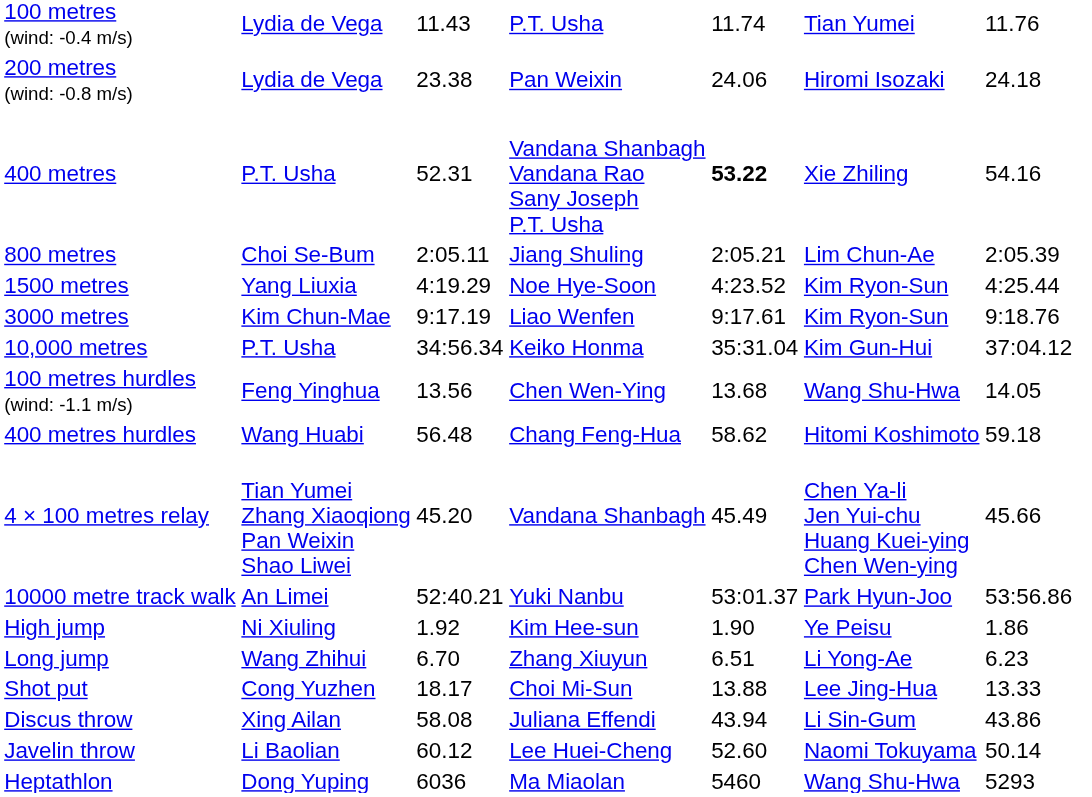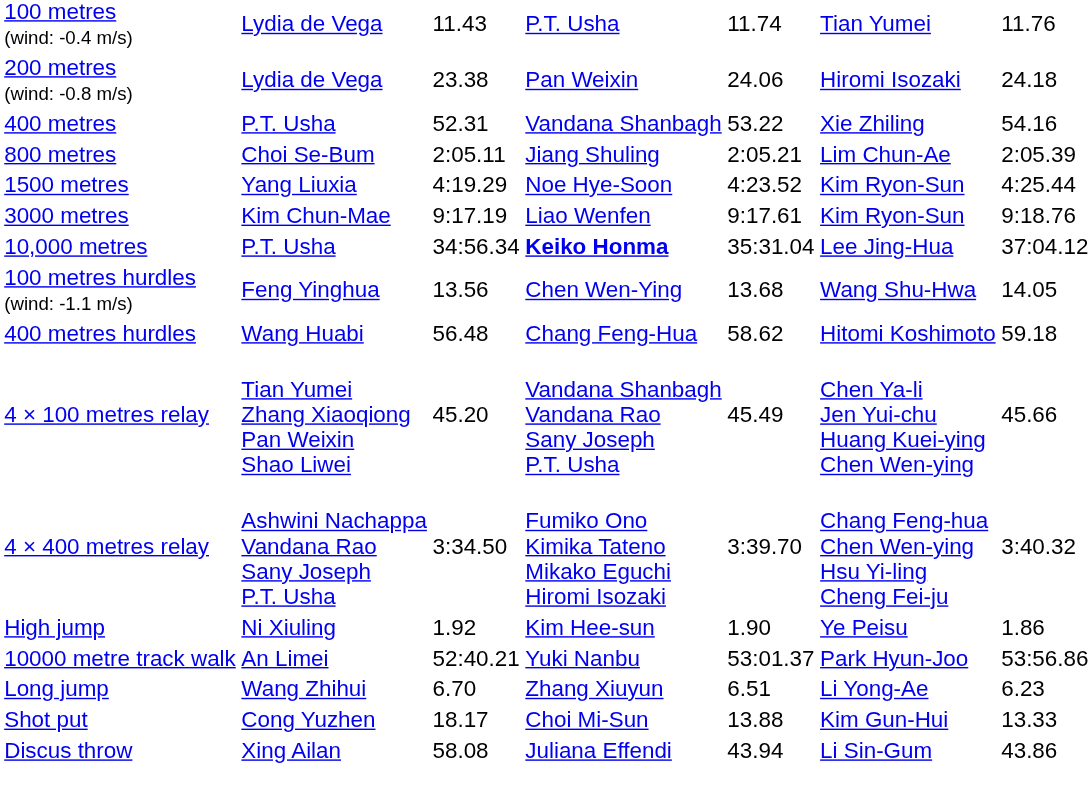(607, 186) Vandana Shanbagh Vandana Rao Sany Joseph P.T. Usha -> (624, 123) Vandana Shanbagh
(739, 173) bold -> (755, 123) normal
(576, 347) normal -> (597, 246) bold
(868, 347) Kim Gun-Hui -> (887, 246) Lee Jing-Hua
(607, 515) Vandana Shanbagh -> (624, 427) Vandana Shanbagh Vandana Rao Sany Joseph P.T. Usha
+ row: (107, 546)
rows swapped: (120, 596) <-> (55, 627)
(871, 689) Lee Jing-Hua -> (884, 720) Kim Gun-Hui
- row: (70, 750)
- row: (58, 781)
